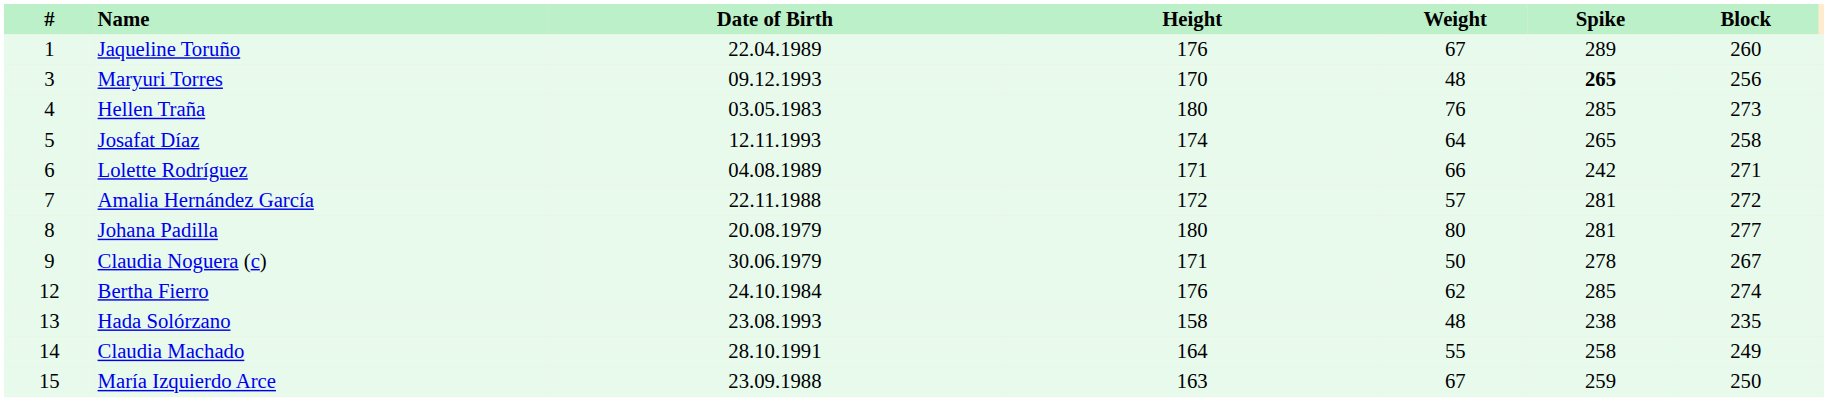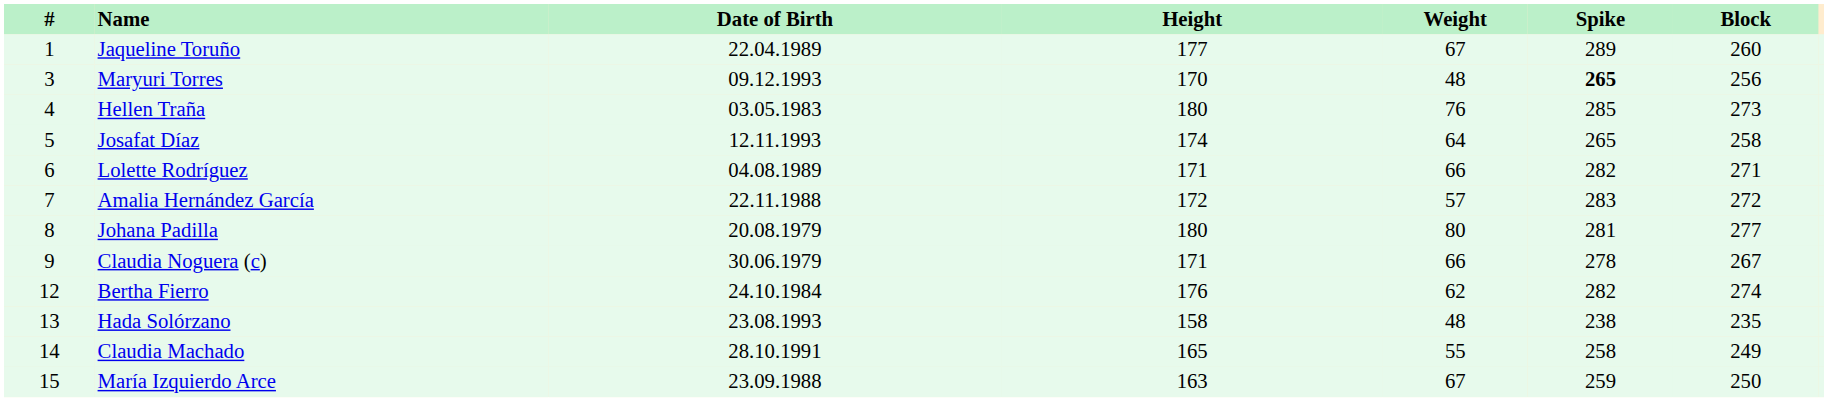(1192, 49) 176 -> (1192, 49) 177
(1600, 170) 242 -> (1600, 170) 282
(1600, 200) 281 -> (1600, 200) 283
(1455, 260) 50 -> (1455, 260) 66
(1600, 291) 285 -> (1600, 291) 282
(1192, 351) 164 -> (1192, 351) 165
